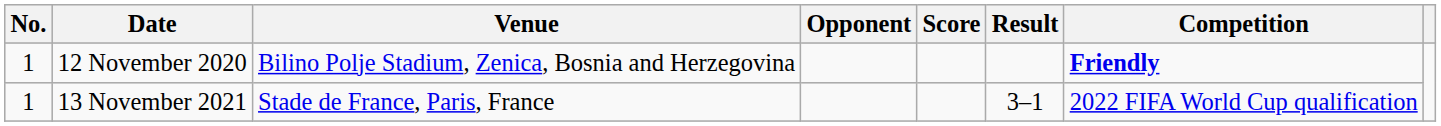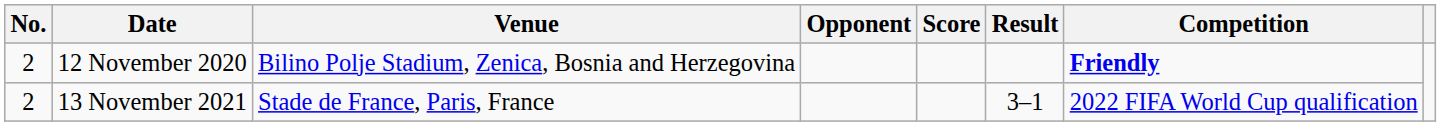(28, 62) 1 -> (28, 62) 2
(28, 101) 1 -> (28, 101) 2
